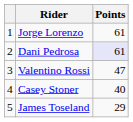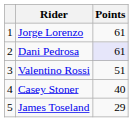(120, 70) 47 -> (120, 70) 51
